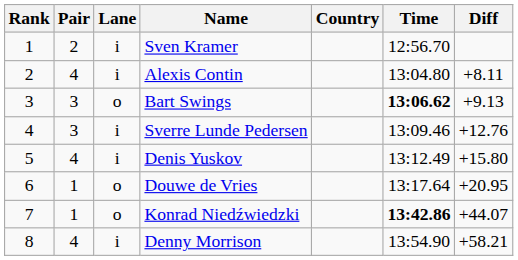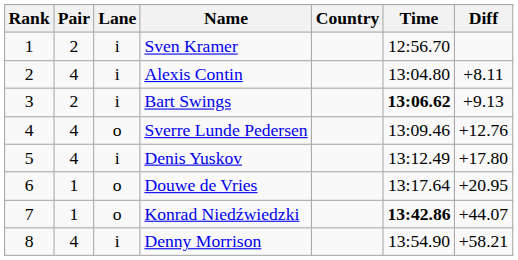(74, 102) 3 -> (74, 102) 2
(117, 102) o -> (117, 102) i
(74, 130) 3 -> (74, 130) 4
(117, 130) i -> (117, 130) o
(483, 158) +15.80 -> (483, 158) +17.80
